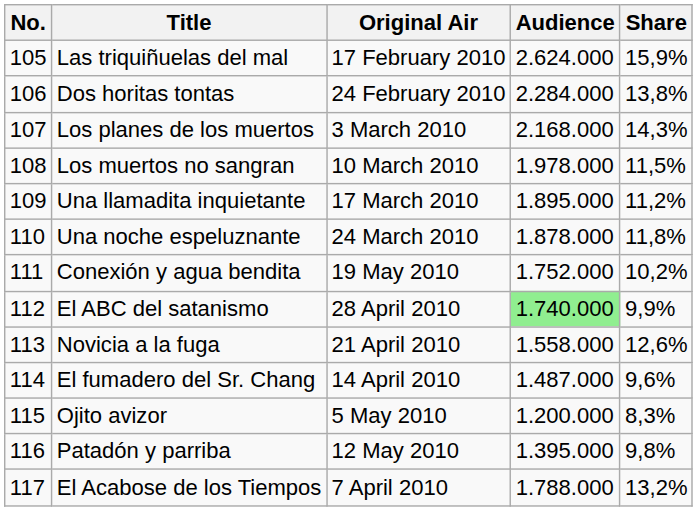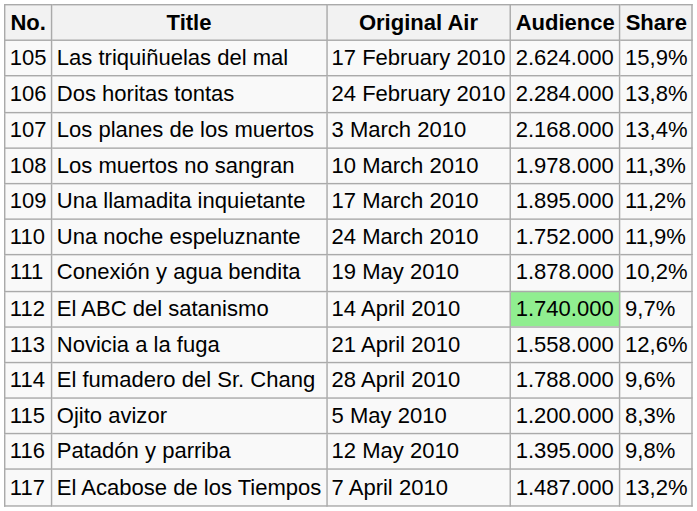(656, 129) 14,3% -> (656, 129) 13,4%
(655, 164) 11,5% -> (655, 164) 11,3%
(565, 236) 1.878.000 -> (565, 236) 1.752.000
(655, 236) 11,8% -> (655, 236) 11,9%
(565, 272) 1.752.000 -> (565, 272) 1.878.000
(396, 308) 28 April 2010 -> (396, 308) 14 April 2010
(650, 308) 9,9% -> (650, 308) 9,7%
(396, 379) 14 April 2010 -> (396, 379) 28 April 2010
(565, 379) 1.487.000 -> (565, 379) 1.788.000
(565, 486) 1.788.000 -> (565, 486) 1.487.000
